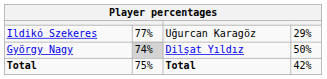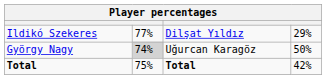(211, 34) Uğurcan Karagöz -> (205, 34) Dilşat Yıldız
(205, 50) Dilşat Yıldız -> (211, 50) Uğurcan Karagöz
